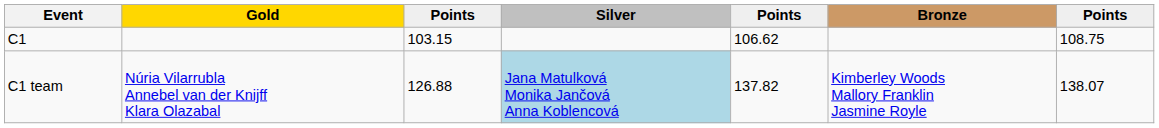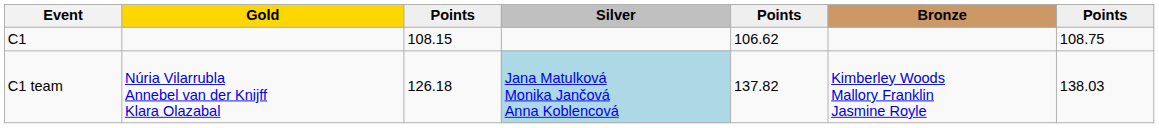(430, 39) 103.15 -> (430, 39) 108.15
(430, 86) 126.88 -> (430, 86) 126.18
(1082, 86) 138.07 -> (1082, 86) 138.03
